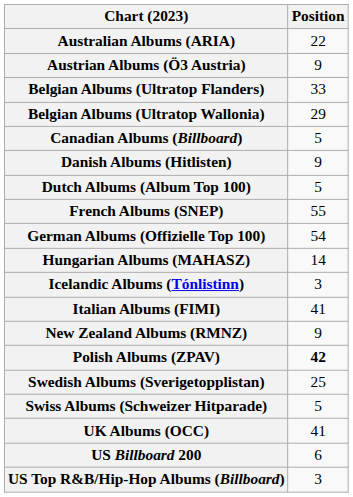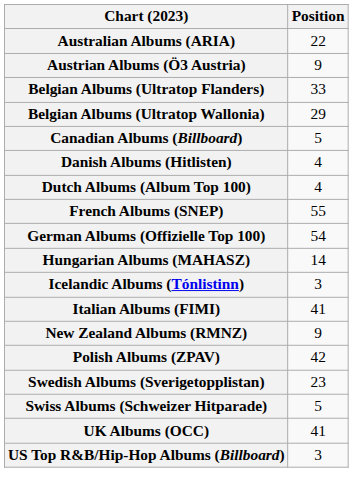(318, 162) 9 -> (318, 162) 4
(318, 187) 5 -> (318, 187) 4
(318, 357) bold -> (318, 357) normal
(318, 382) 25 -> (318, 382) 23
- row: (146, 455)
